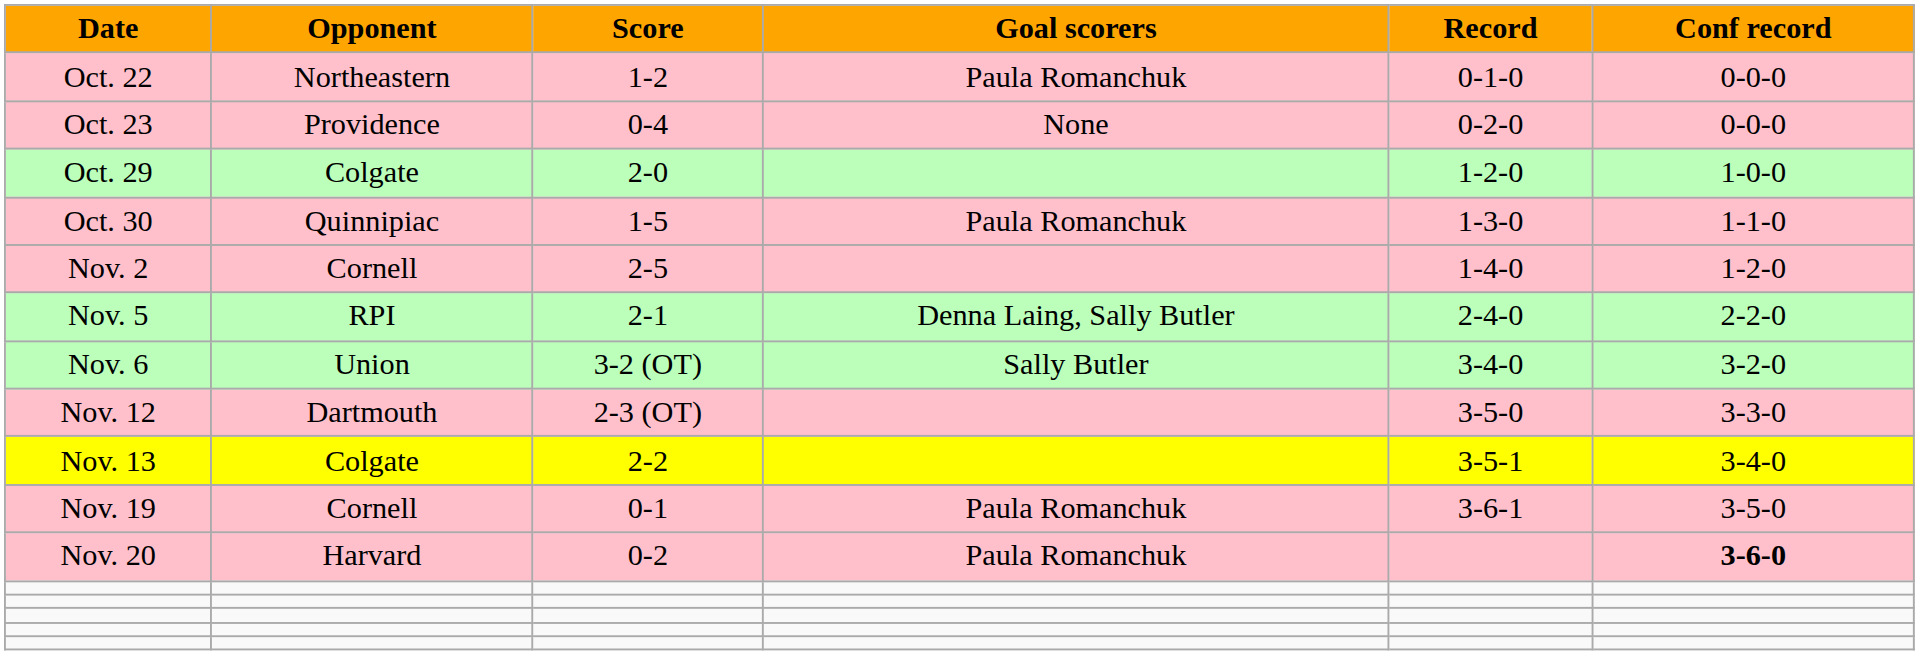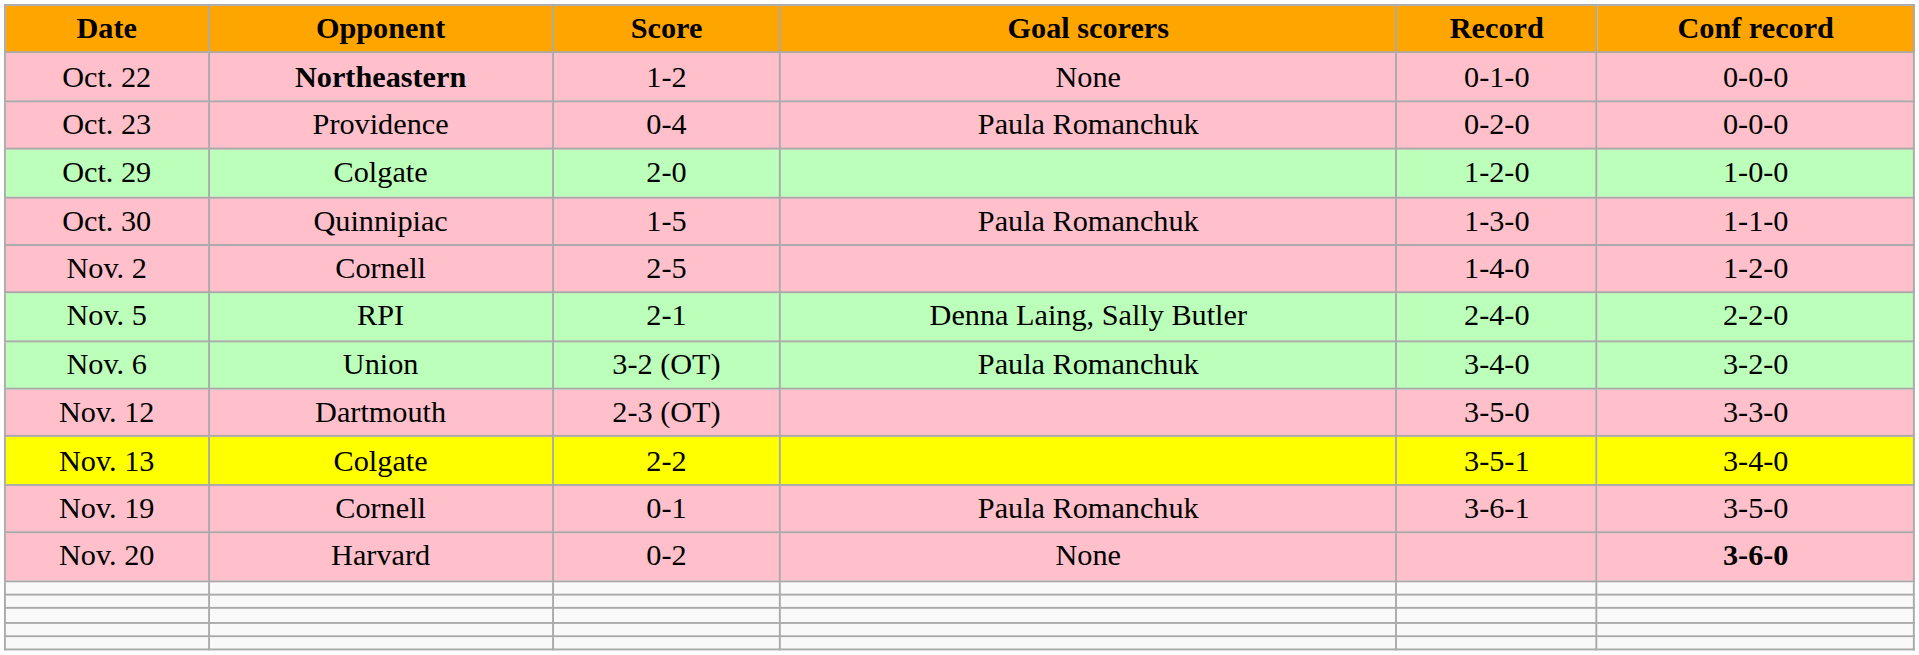(372, 76) normal -> (381, 76) bold
(1076, 76) Paula Romanchuk -> (1088, 76) None
(1076, 124) None -> (1088, 124) Paula Romanchuk
(1076, 364) Sally Butler -> (1088, 364) Paula Romanchuk
(1076, 556) Paula Romanchuk -> (1088, 556) None
